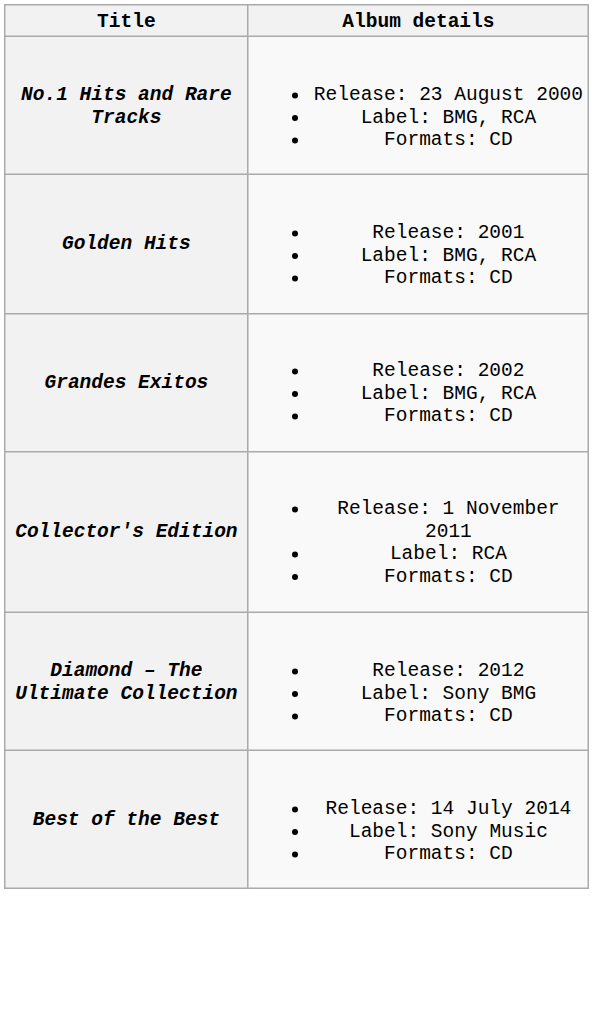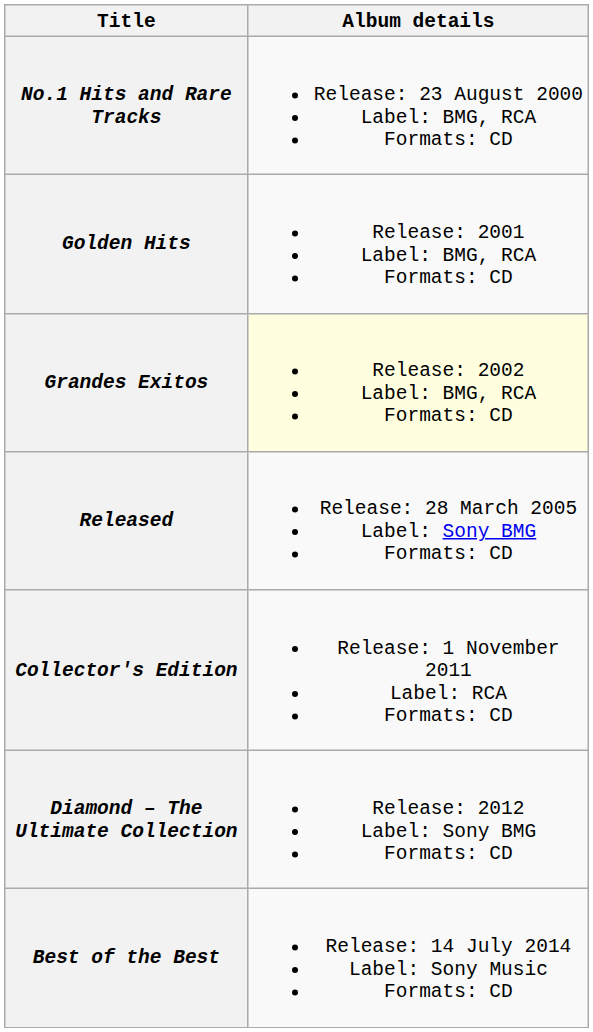(418, 393) no background -> (418, 393) lightyellow background
+ row: (126, 521)
